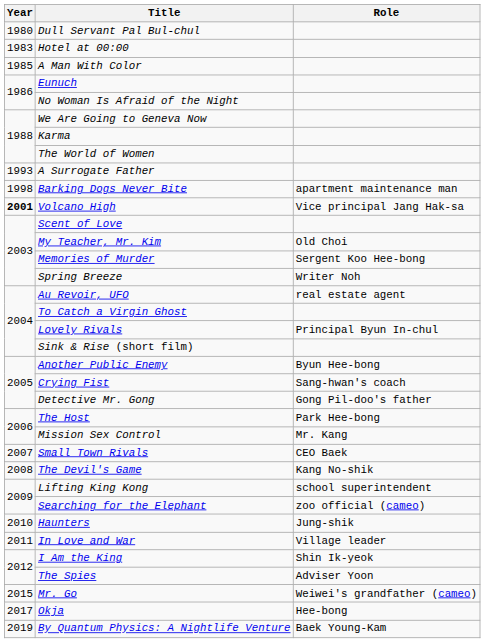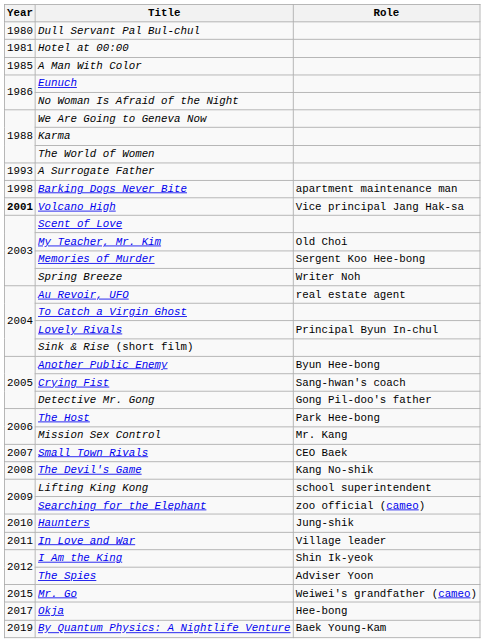(20, 48) 1983 -> (20, 48) 1981
